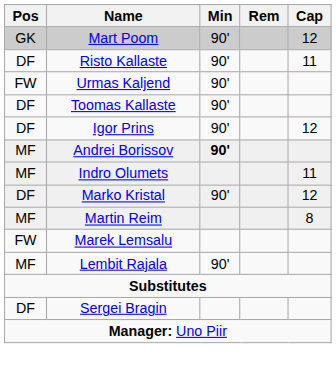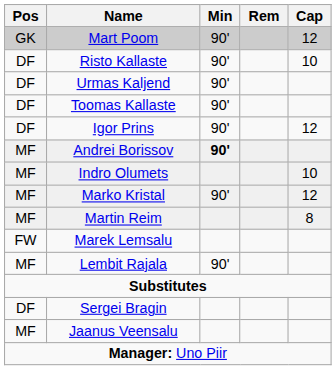(310, 60) 11 -> (310, 60) 10
(25, 83) FW -> (25, 83) DF
(310, 173) 11 -> (310, 173) 10
(25, 195) DF -> (25, 195) MF
+ row: (123, 331)
